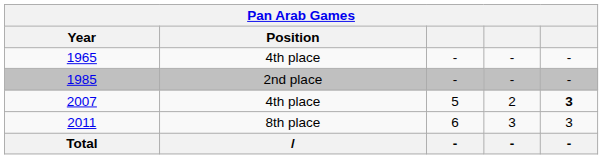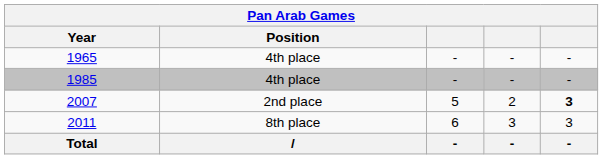(293, 80) 2nd place -> (293, 80) 4th place
(293, 101) 4th place -> (293, 101) 2nd place
